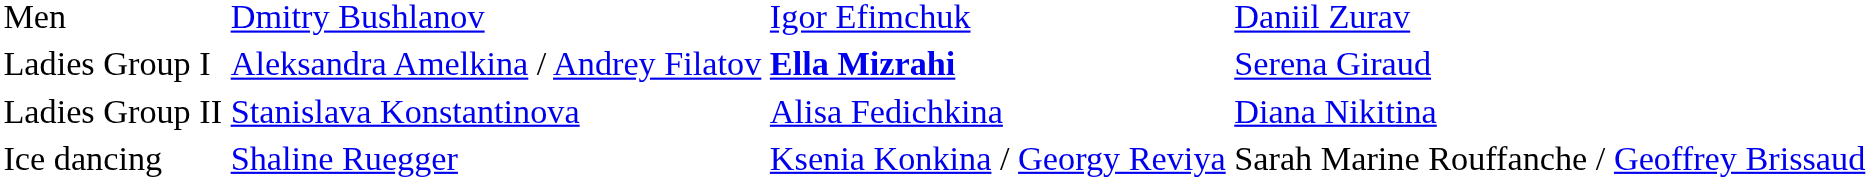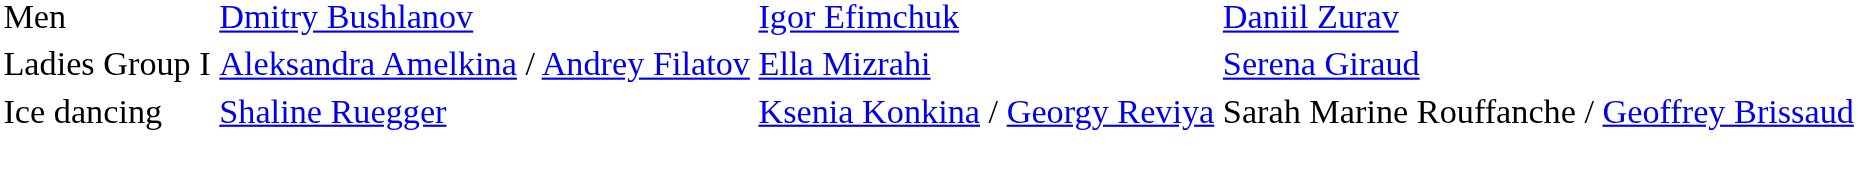(863, 64) bold -> (845, 64) normal
- row: (113, 111)
